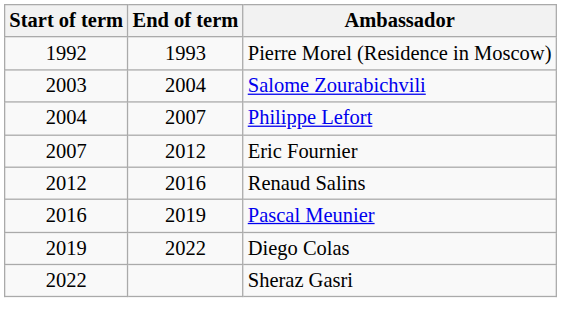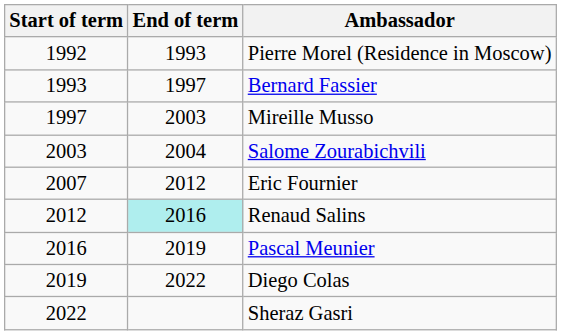+ row: (312, 85)
+ row: (311, 118)
- row: (310, 118)
(185, 183) no background -> (185, 215) paleturquoise background
